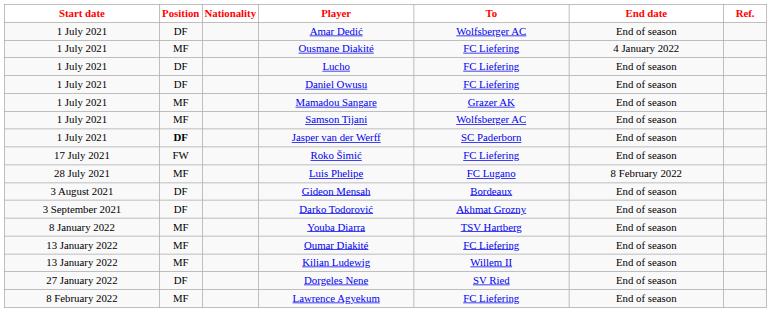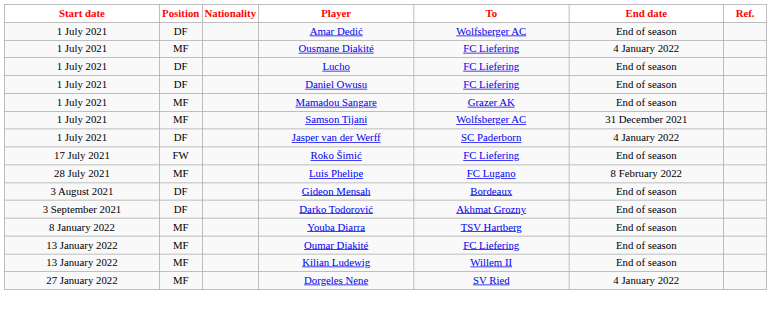(646, 120) End of season -> (646, 120) 31 December 2021
(181, 138) bold -> (181, 138) normal
(646, 138) End of season -> (646, 138) 4 January 2022
(181, 280) DF -> (181, 280) MF
(646, 280) End of season -> (646, 280) 4 January 2022
- row: (336, 298)
